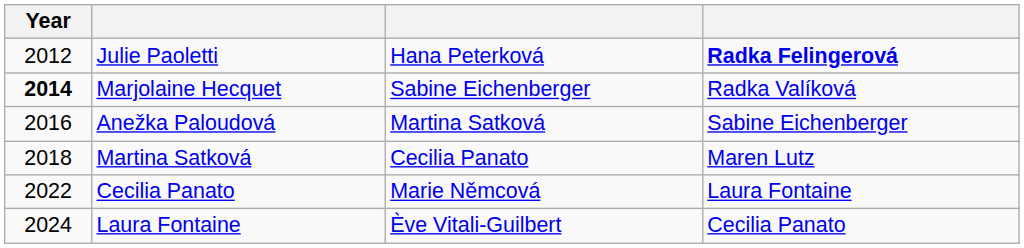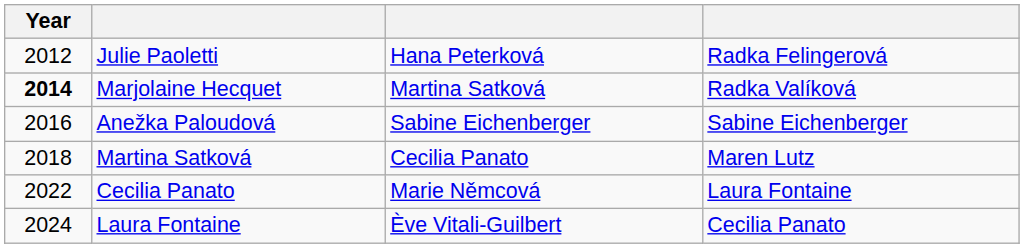(803, 55) bold -> (797, 55) normal
(490, 89) Sabine Eichenberger -> (468, 89) Martina Satková
(468, 123) Martina Satková -> (490, 123) Sabine Eichenberger
